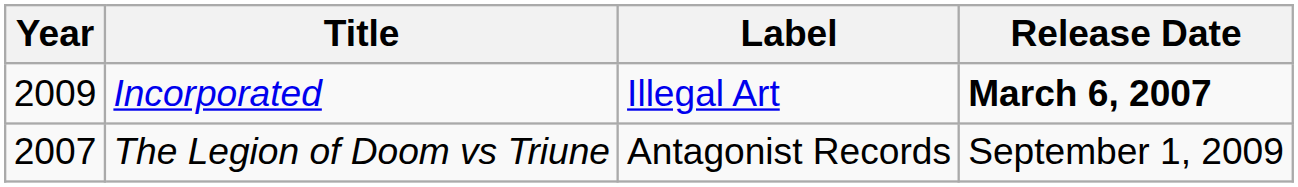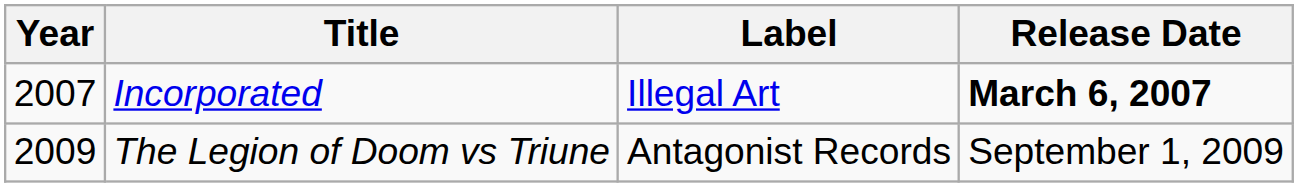(55, 92) 2009 -> (55, 92) 2007
(55, 151) 2007 -> (55, 151) 2009
